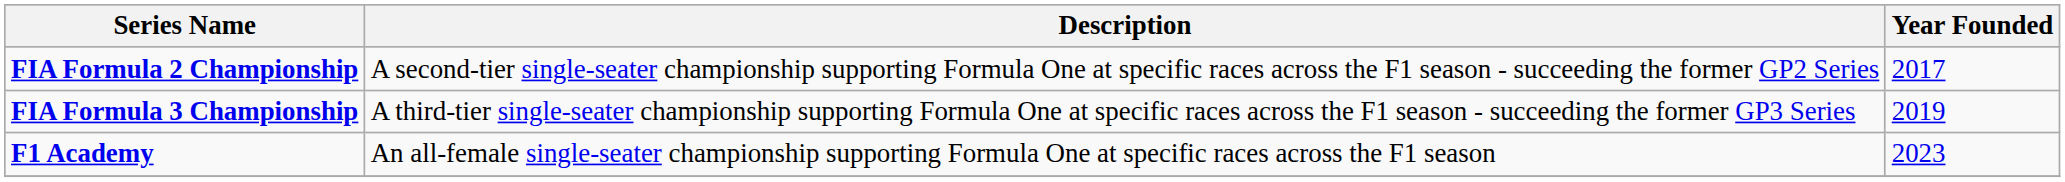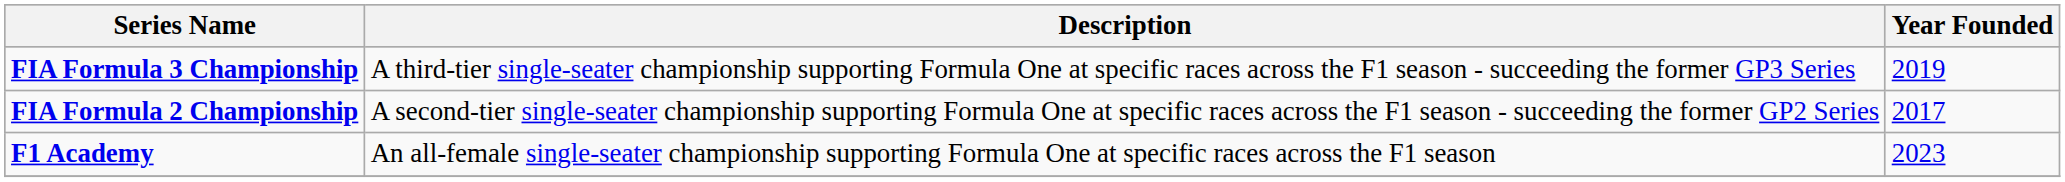rows swapped: (185, 68) <-> (185, 111)
